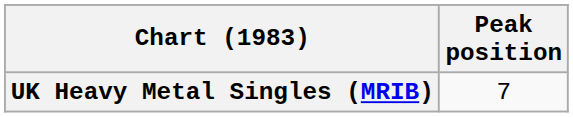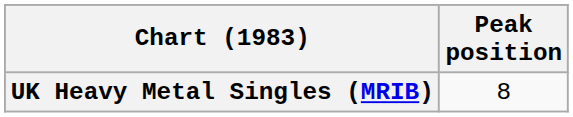(504, 92) 7 -> (504, 92) 8
